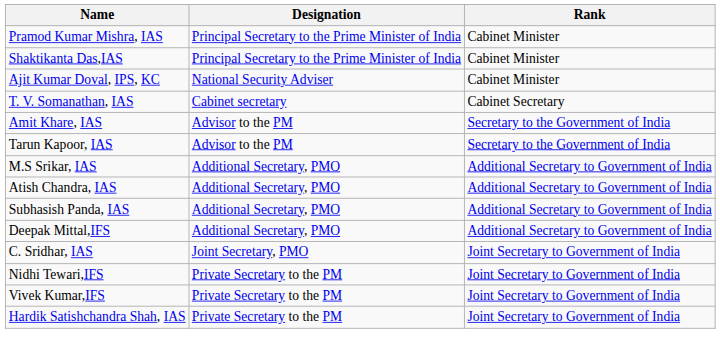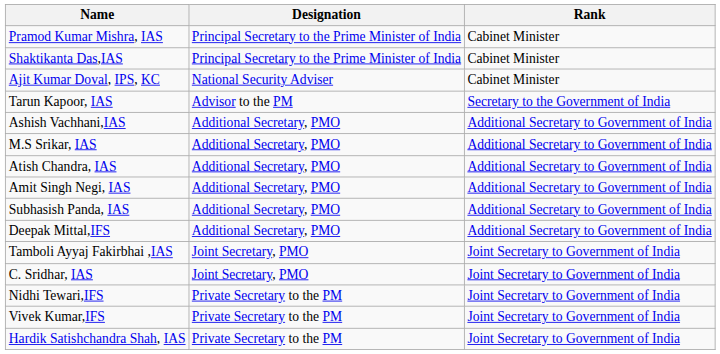- row: (71, 101)
- row: (55, 123)
+ row: (67, 123)
+ row: (70, 187)
+ row: (91, 252)
